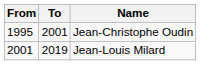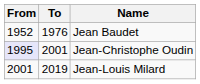+ row: (106, 32)
(20, 32) no background -> (20, 50) lavender background
